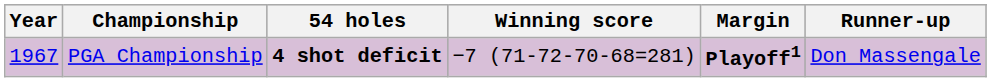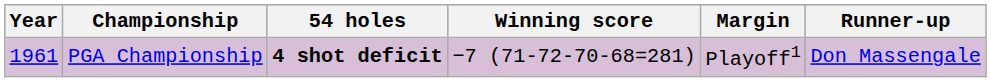(34, 57) 1967 -> (34, 57) 1961
(753, 57) bold -> (753, 57) normal
